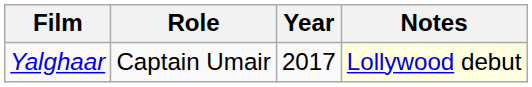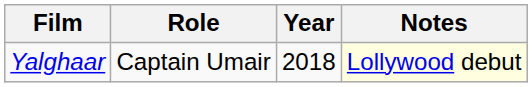(309, 61) 2017 -> (309, 61) 2018
